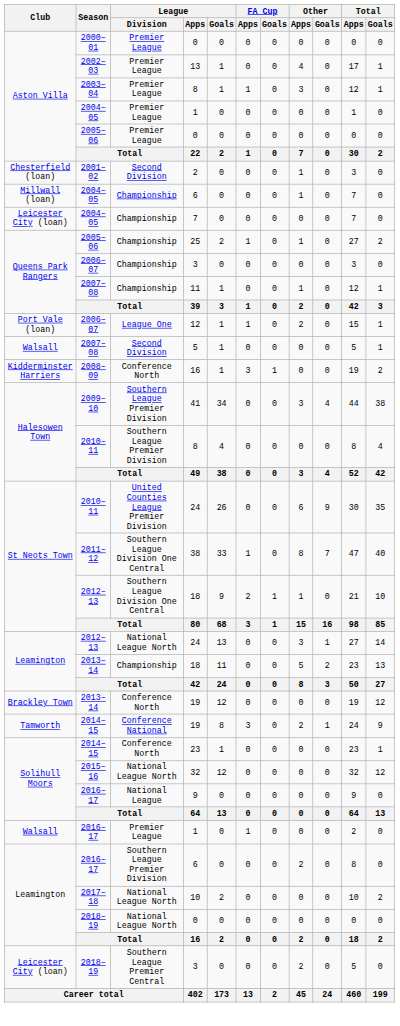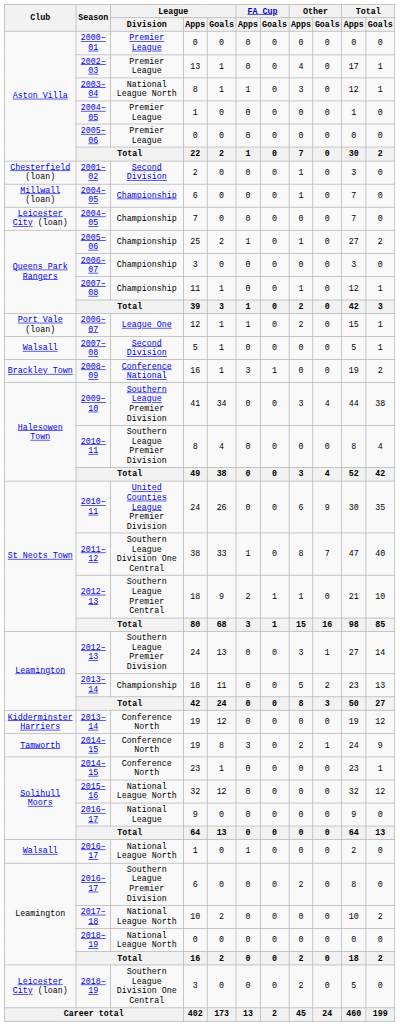(147, 89) Premier League -> (147, 89) National League North
(40, 371) Kidderminster Harriers -> (40, 371) Brackley Town
(147, 371) Conference North -> (147, 371) Conference National
(147, 597) Southern League Division One Central -> (147, 597) Southern League Premier Central
(147, 643) National League North -> (147, 652) Southern League Premier Division
(40, 703) Brackley Town -> (40, 722) Kidderminster Harriers
(147, 726) Conference National -> (147, 745) Conference North
(147, 832) Premier League -> (147, 851) National League North
(147, 967) Southern League Premier Central -> (147, 986) Southern League Division One Central
